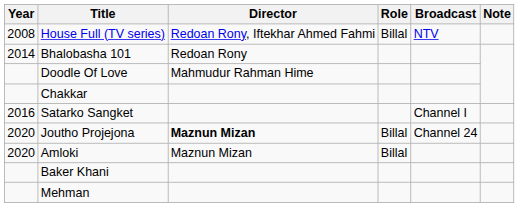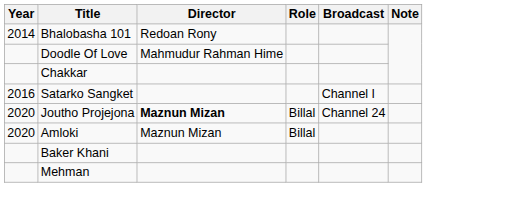- row: (103, 34)
